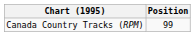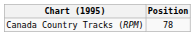(168, 25) 99 -> (168, 25) 78
